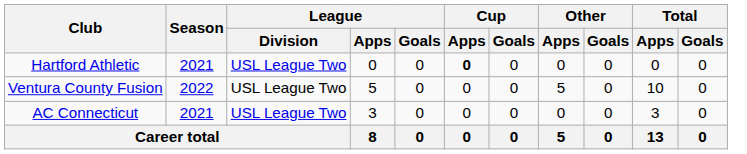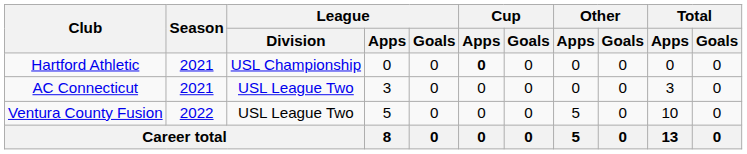(289, 64) USL League Two -> (296, 64) USL Championship
rows swapped: (85, 112) <-> (85, 88)
